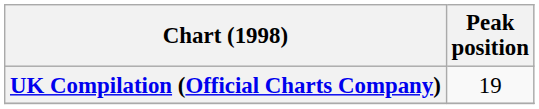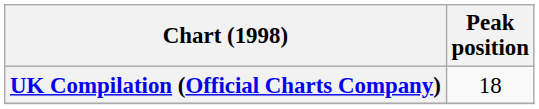(490, 84) 19 -> (490, 84) 18
